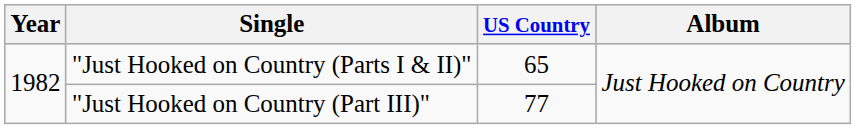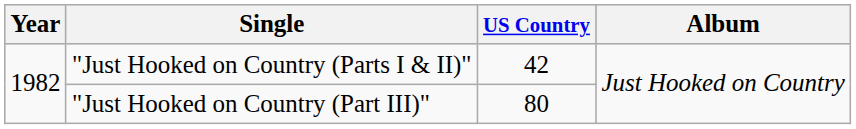(536, 63) 65 -> (536, 63) 42
(536, 103) 77 -> (536, 103) 80
